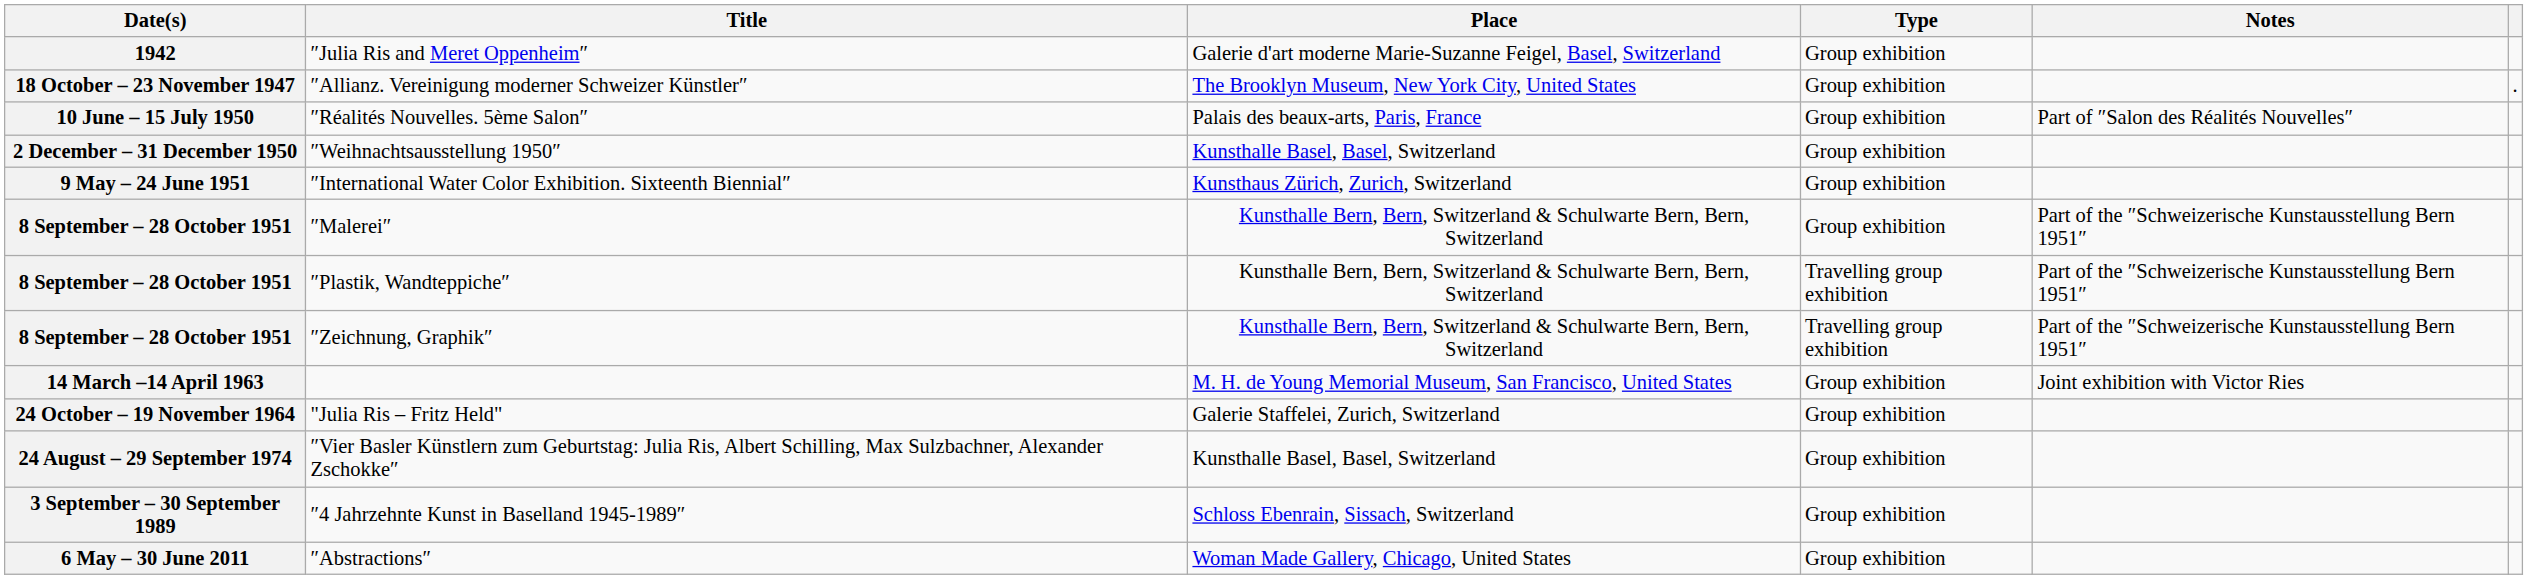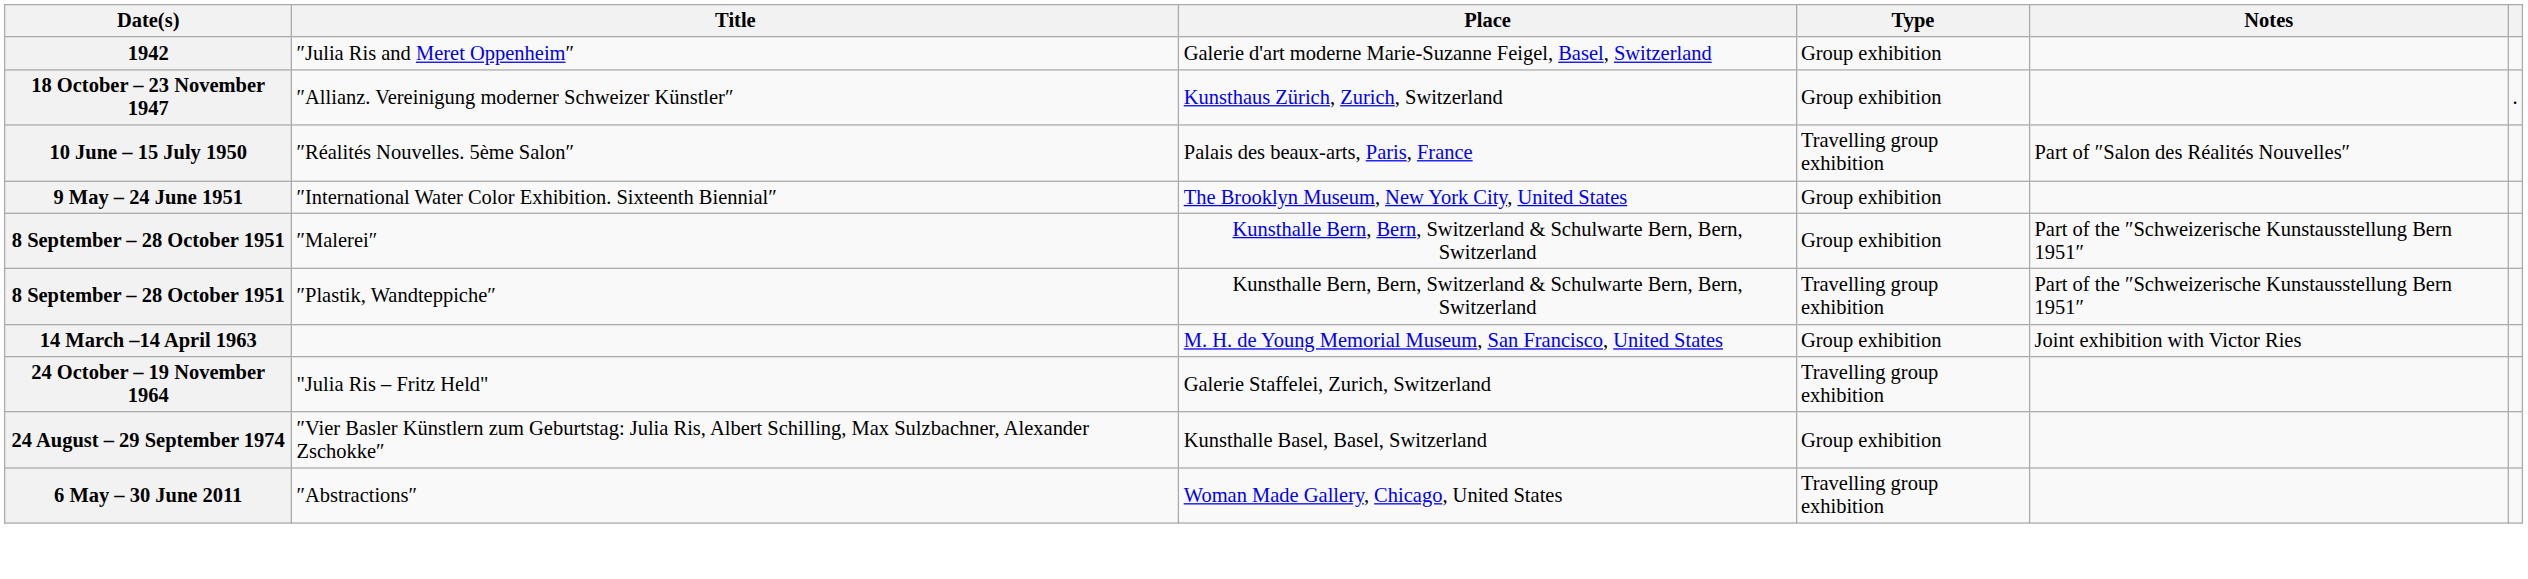(1414, 85) The Brooklyn Museum, New York City, United States -> (1343, 97) Kunsthaus Zürich, Zurich, Switzerland
(1875, 118) Group exhibition -> (1870, 152) Travelling group exhibition
- row: (436, 150)
(1352, 183) Kunsthaus Zürich, Zurich, Switzerland -> (1406, 196) The Brooklyn Museum, New York City, United States
- row: (402, 338)
(1875, 414) Group exhibition -> (1870, 384) Travelling group exhibition
- row: (498, 514)
(1875, 558) Group exhibition -> (1870, 495) Travelling group exhibition
